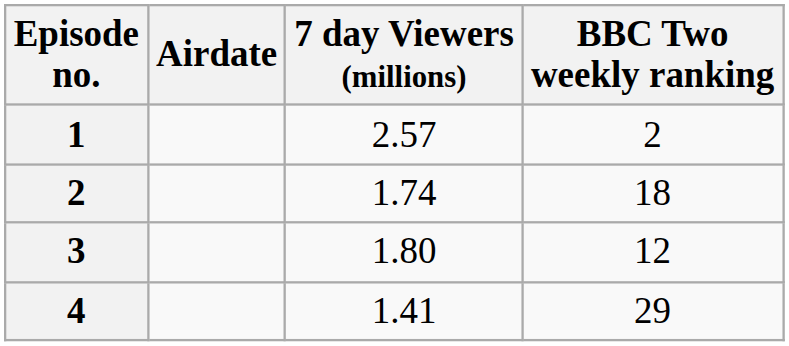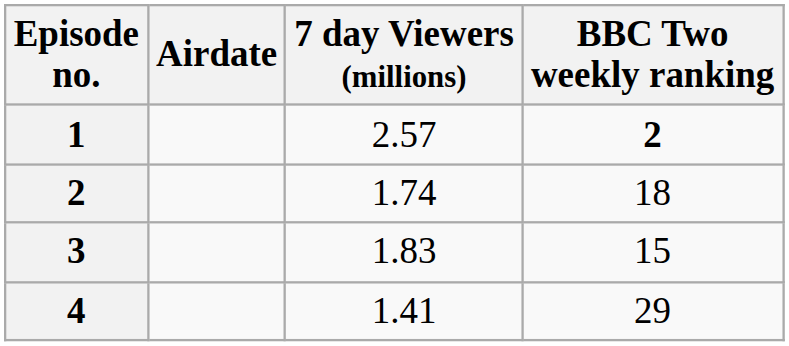(653, 134) normal -> (653, 134) bold
(404, 251) 1.80 -> (404, 251) 1.83
(653, 251) 12 -> (653, 251) 15
